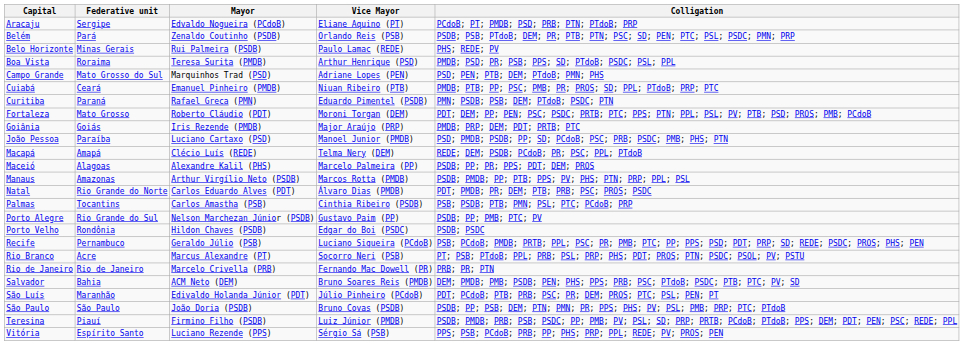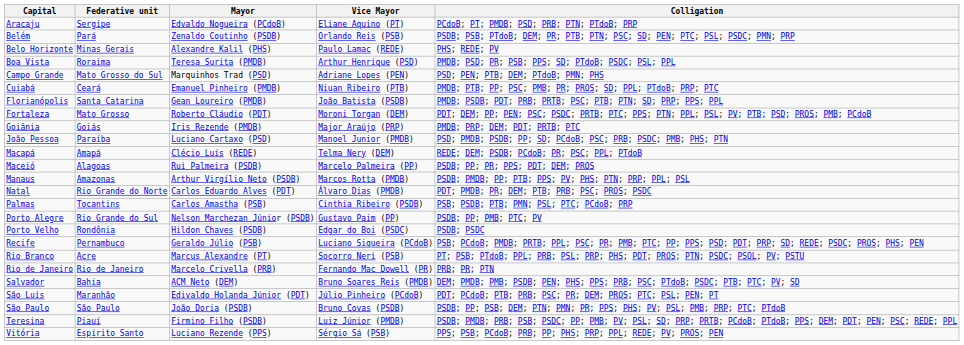(217, 50) Rui Palmeira (PSDB) -> (221, 50) Alexandre Kalil (PHS)
- row: (25, 101)
+ row: (37, 101)
(221, 166) Alexandre Kalil (PHS) -> (217, 166) Rui Palmeira (PSDB)
